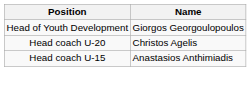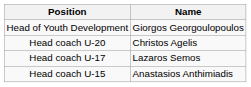+ row: (67, 58)
